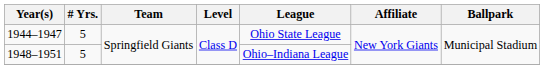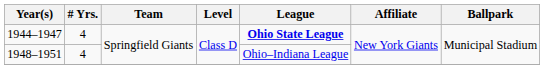(83, 34) 5 -> (83, 34) 4
(295, 34) normal -> (295, 34) bold
(83, 54) 5 -> (83, 54) 4
